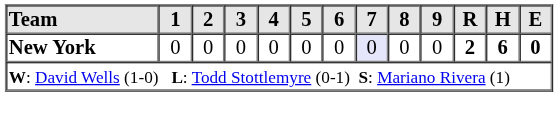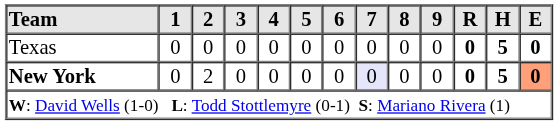+ row: (33, 47)
(208, 47) 0 -> (208, 76) 2
(470, 47) 2 -> (470, 76) 0
(503, 47) 6 -> (503, 76) 5
(535, 47) no background -> (535, 76) lightsalmon background
